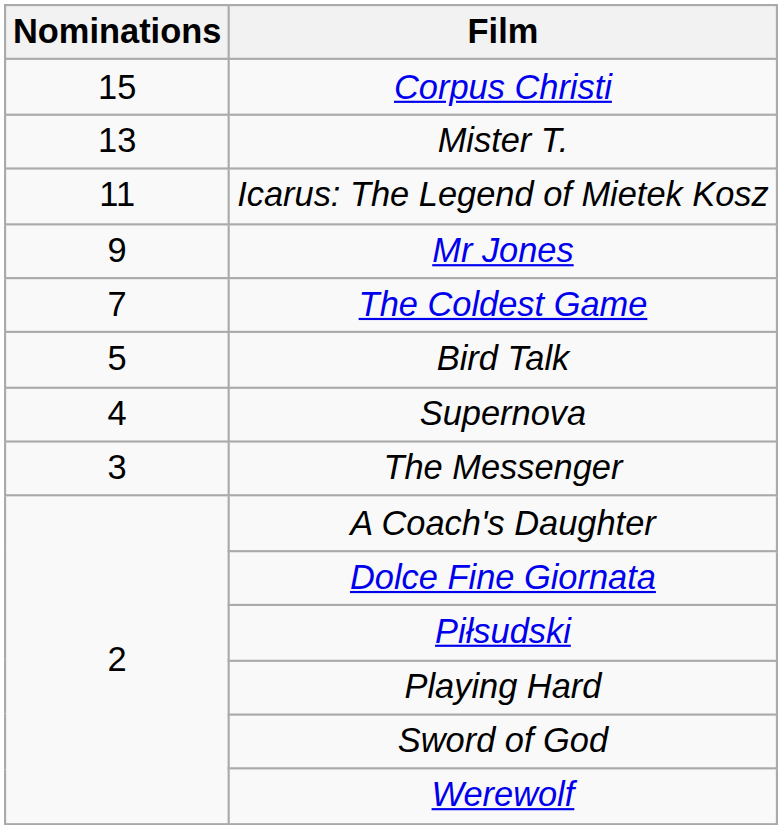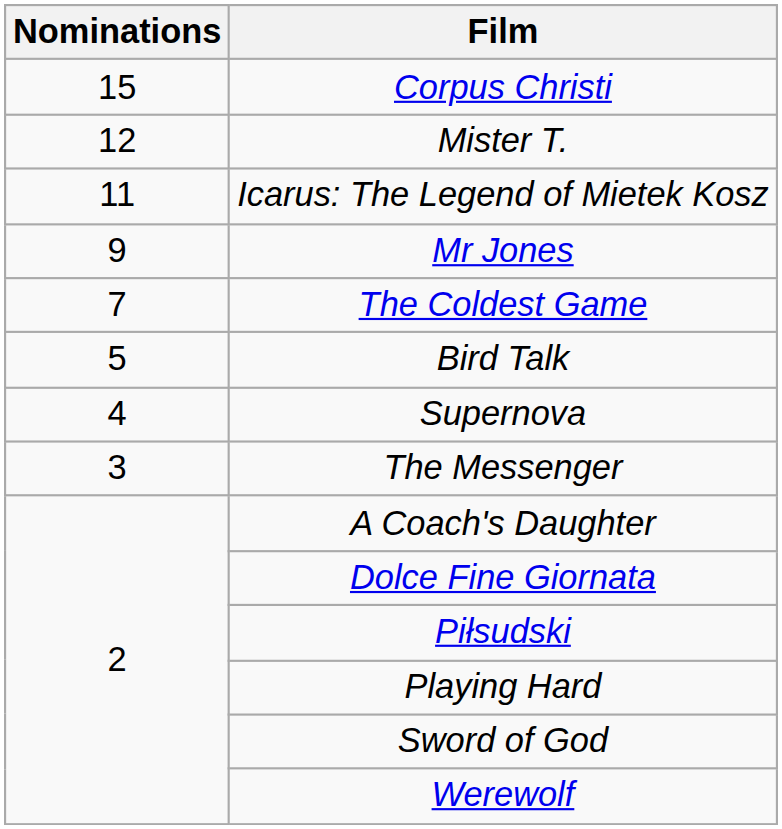(117, 140) 13 -> (117, 140) 12
